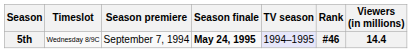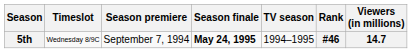(289, 39) lavender background -> (289, 39) no background
(376, 39) 14.4 -> (376, 39) 14.7
